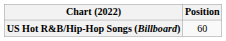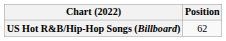(202, 28) 60 -> (202, 28) 62
